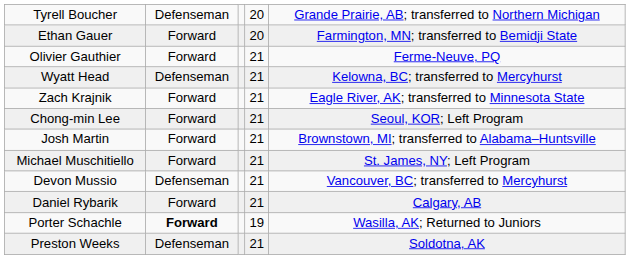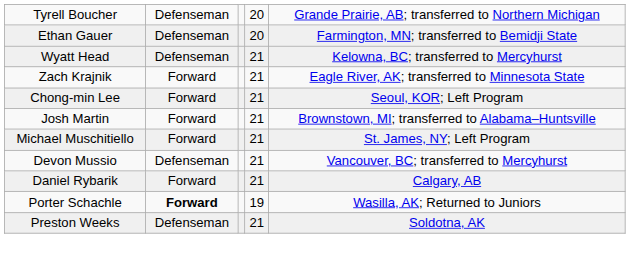(192, 35) Forward -> (192, 35) Defenseman
- row: (75, 56)
